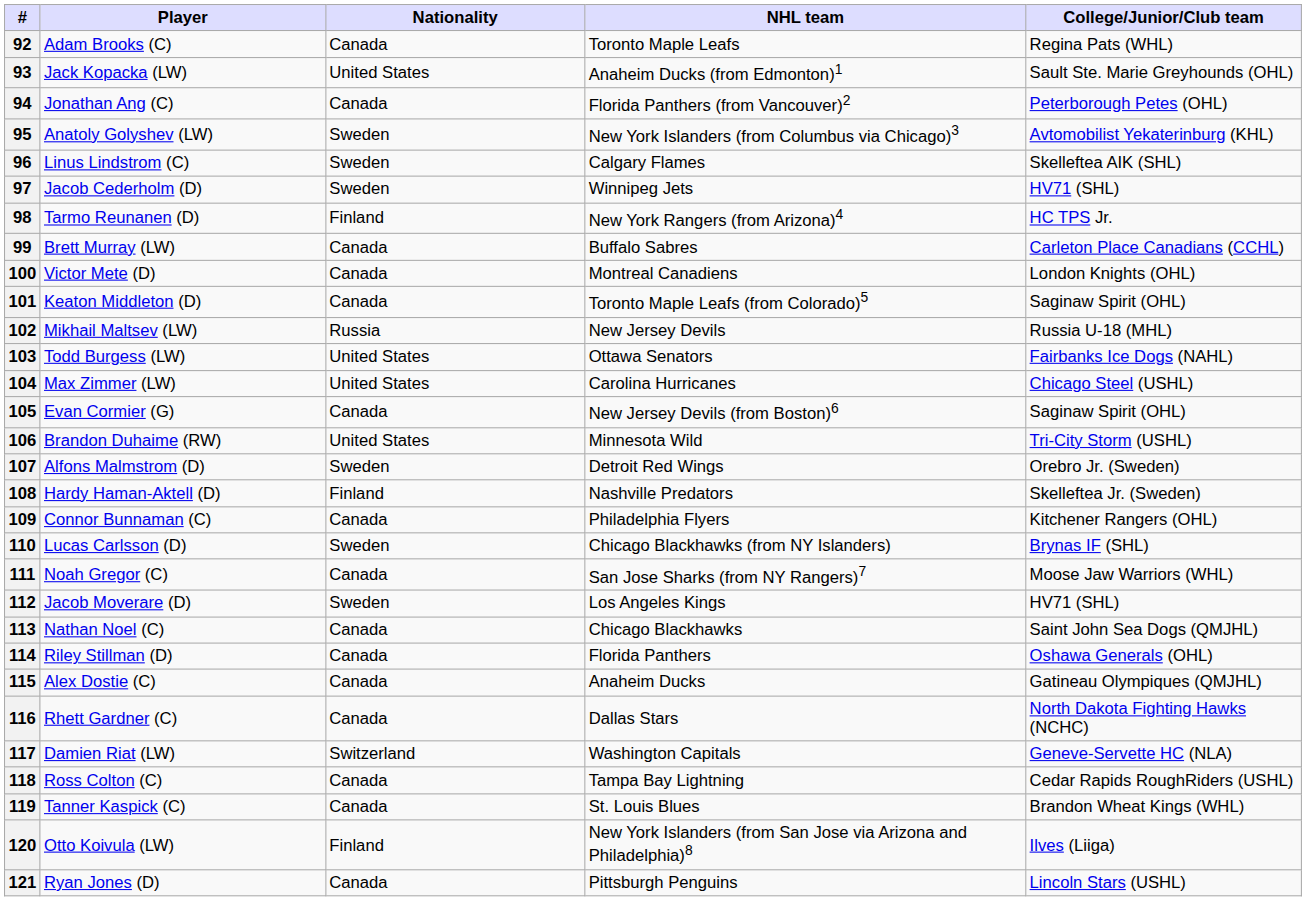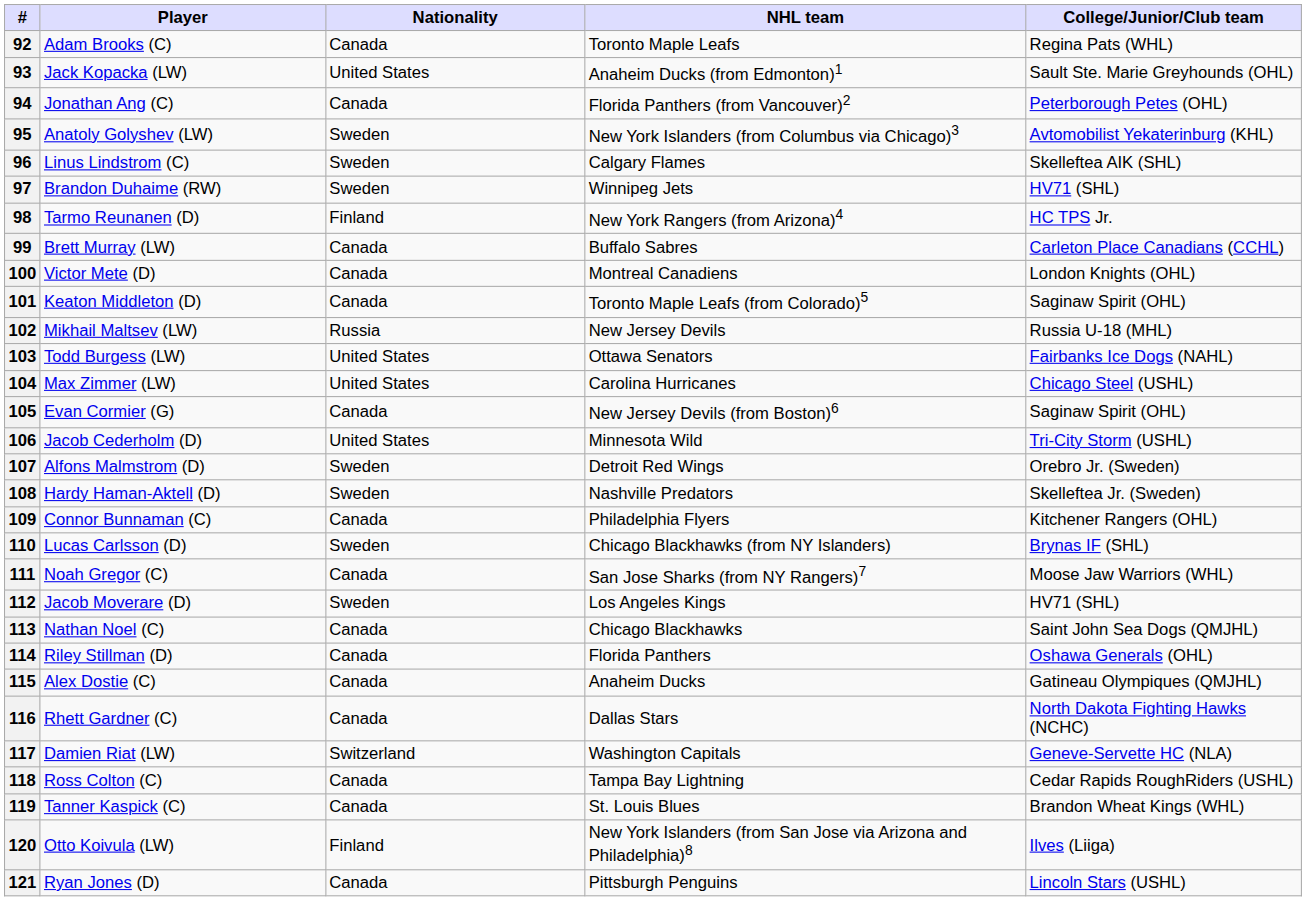(123, 189) Jacob Cederholm (D) -> (133, 189) Brandon Duhaime (RW)
(133, 440) Brandon Duhaime (RW) -> (123, 440) Jacob Cederholm (D)
(357, 493) Finland -> (359, 493) Sweden
